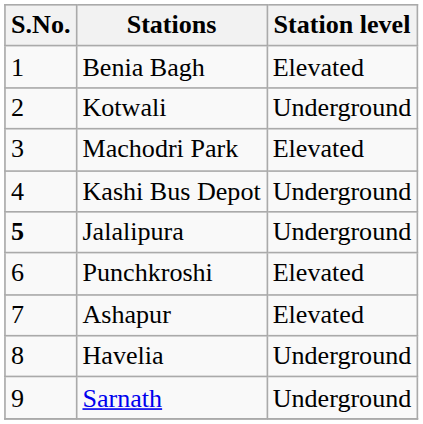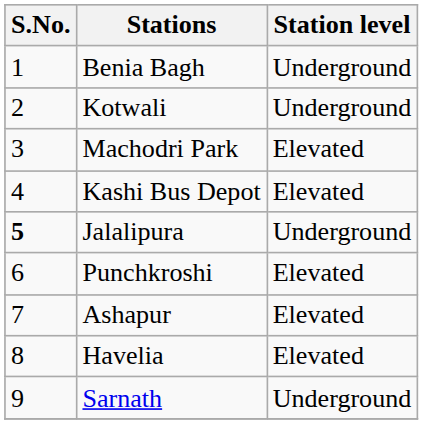(318, 66) Elevated -> (342, 66) Underground
(342, 190) Underground -> (318, 190) Elevated
(342, 356) Underground -> (318, 356) Elevated
